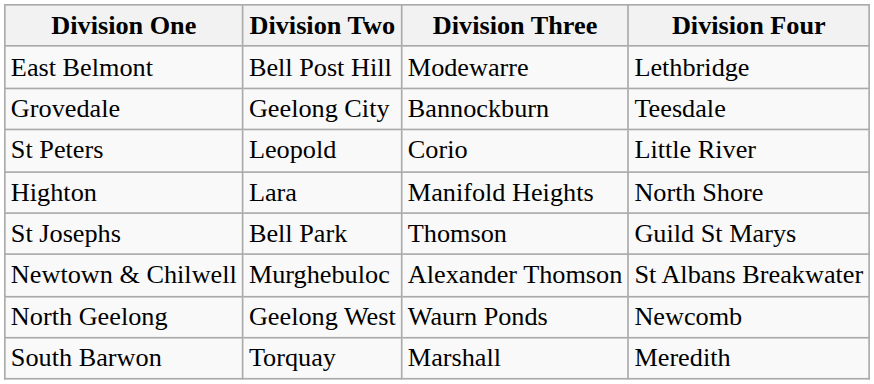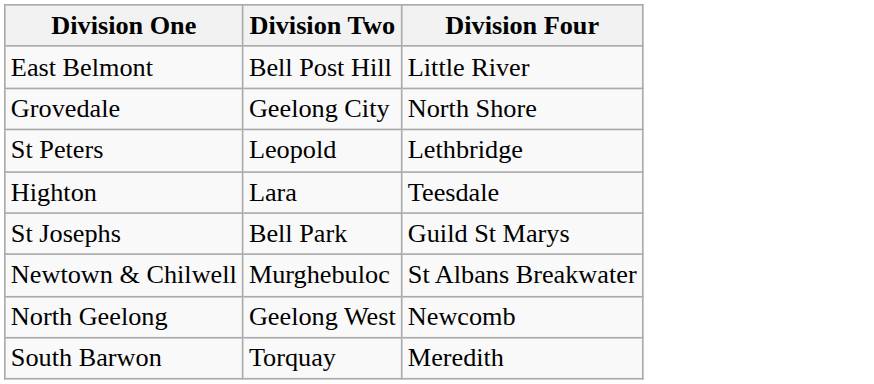- column: (515, 25)
(692, 66) Lethbridge -> (469, 66) Little River
(680, 108) Teesdale -> (472, 108) North Shore
(695, 150) Little River -> (465, 150) Lethbridge
(699, 191) North Shore -> (454, 191) Teesdale
